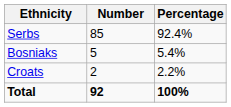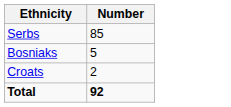- column: (190, 14)
